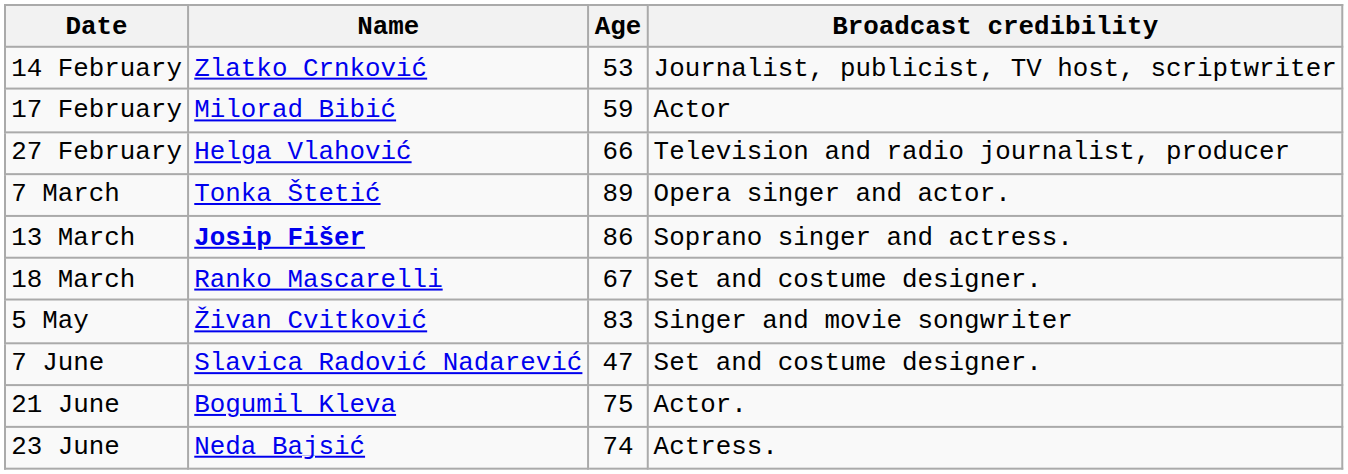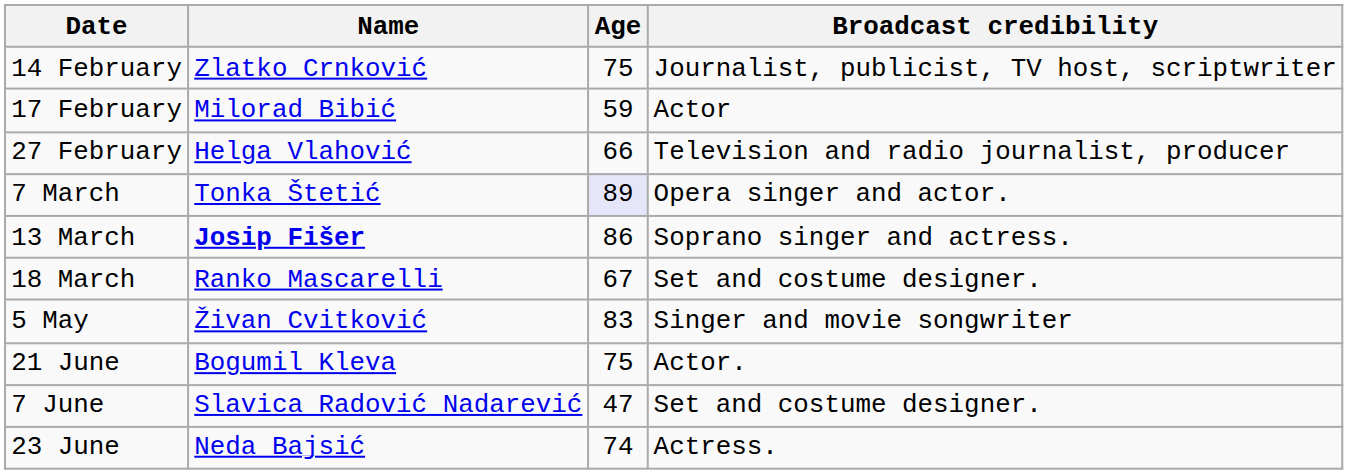(618, 68) 53 -> (618, 68) 75
(618, 195) no background -> (618, 195) lavender background
rows swapped: (58, 363) <-> (65, 406)
